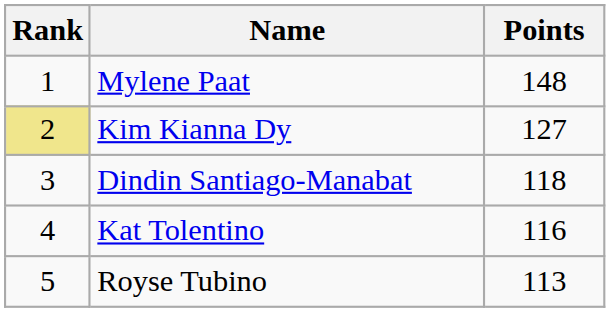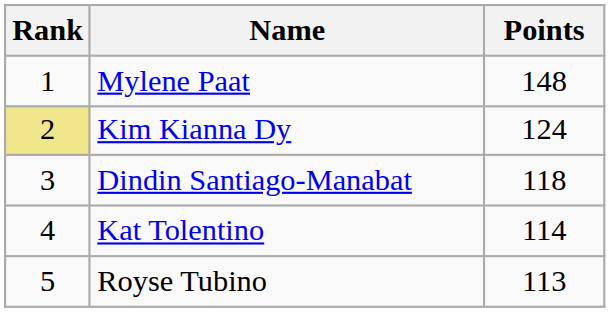(544, 130) 127 -> (544, 130) 124
(544, 230) 116 -> (544, 230) 114
